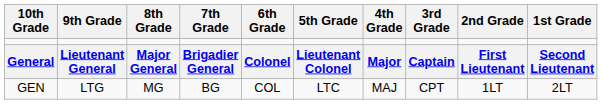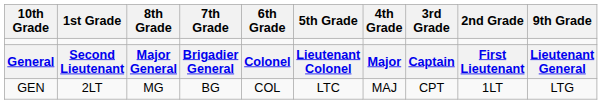columns swapped: (92, 21) <-> (562, 21)
